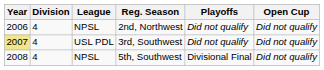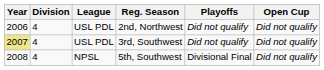(87, 27) NPSL -> (94, 27) USL PDL
